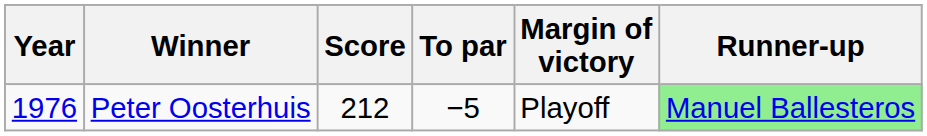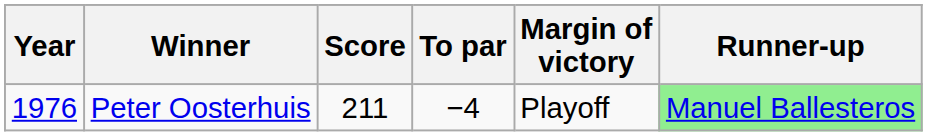(365, 108) 212 -> (365, 108) 211
(463, 108) −5 -> (463, 108) −4
